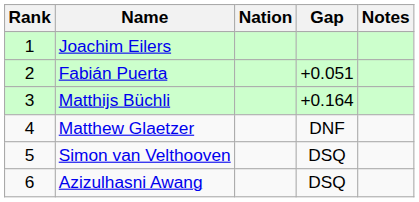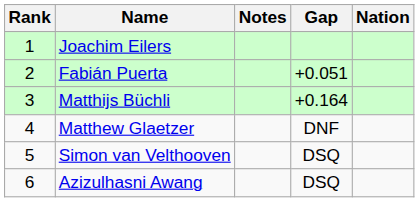columns swapped: (266, 18) <-> (386, 18)
